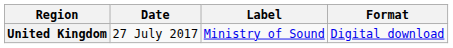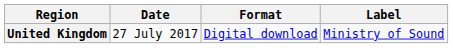columns swapped: (387, 14) <-> (264, 14)
